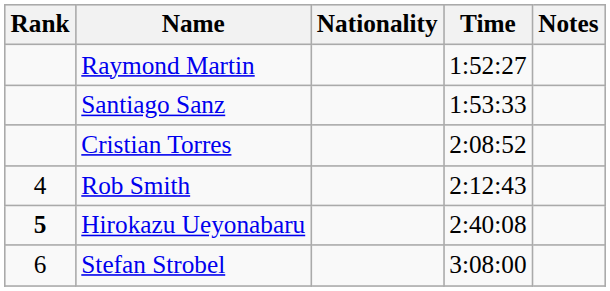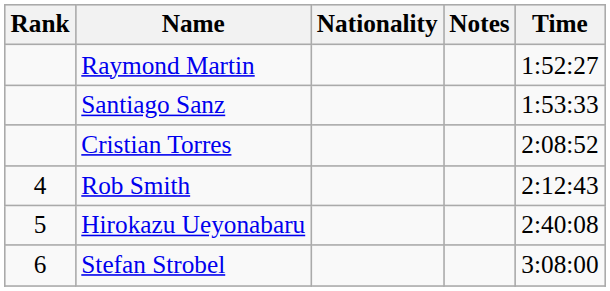columns swapped: (488, 24) <-> (568, 24)
(40, 225) bold -> (40, 225) normal
